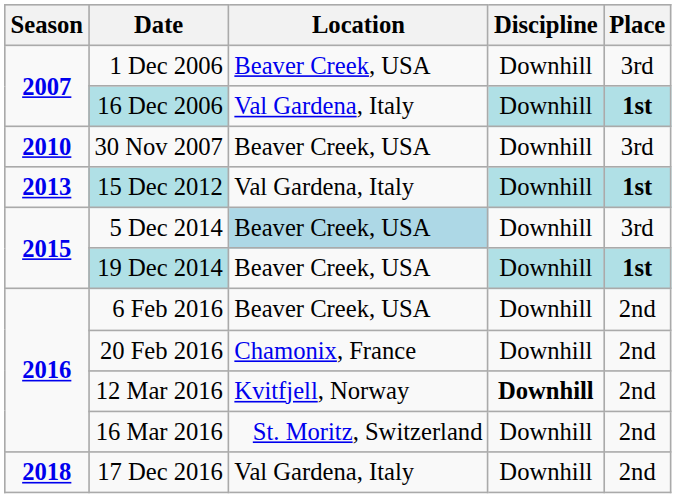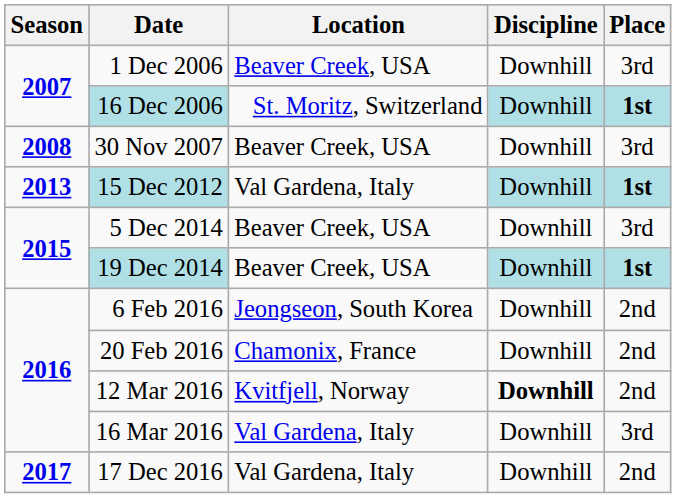(324, 106) Val Gardena, Italy -> (358, 106) St. Moritz, Switzerland
(47, 146) 2010 -> (47, 146) 2008
(332, 227) lightblue background -> (332, 227) no background
(332, 309) Beaver Creek, USA -> (354, 309) Jeongseon, South Korea
(358, 431) St. Moritz, Switzerland -> (324, 431) Val Gardena, Italy
(637, 431) 2nd -> (637, 431) 3rd
(47, 471) 2018 -> (47, 471) 2017
